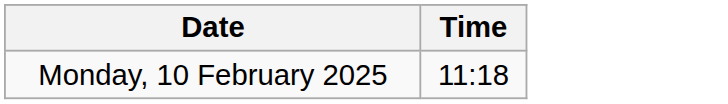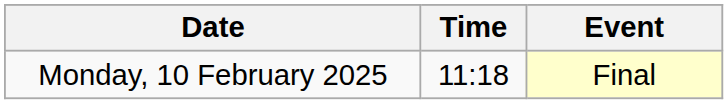+ column: (624, 27)
